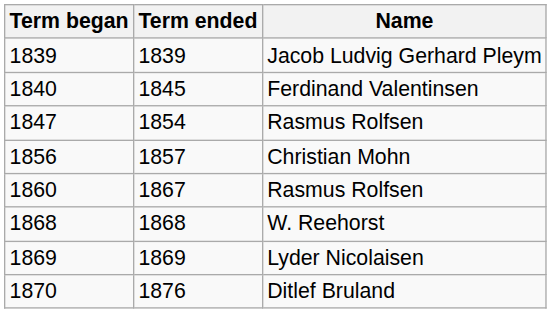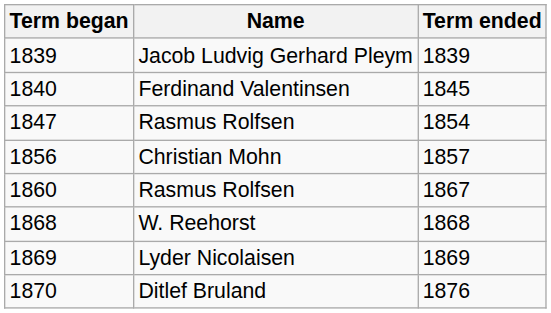columns swapped: (198, 21) <-> (404, 21)
